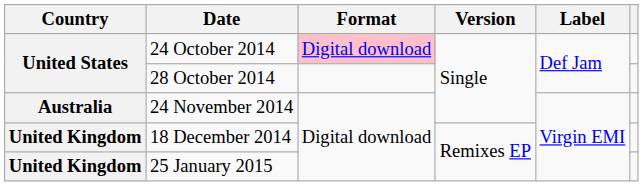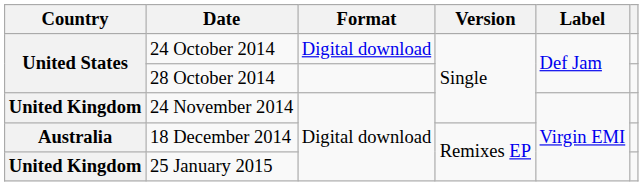(366, 48) pink background -> (366, 48) no background
(75, 107) Australia -> (75, 107) United Kingdom
(75, 136) United Kingdom -> (75, 136) Australia
